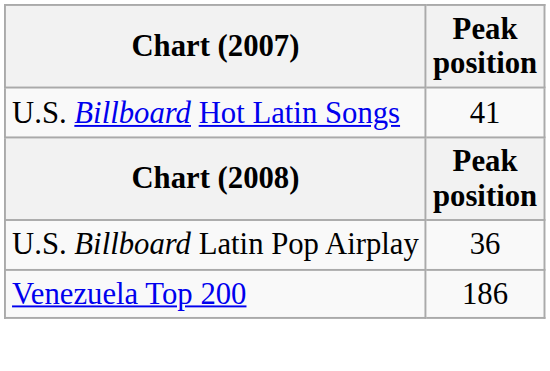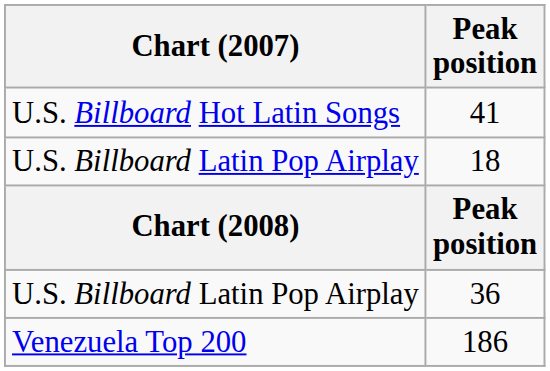+ row: (485, 160)
